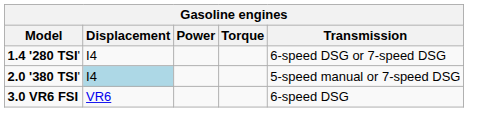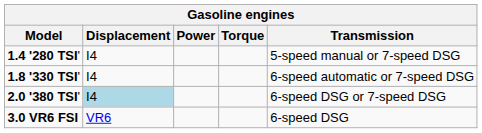(358, 56) 6-speed DSG or 7-speed DSG -> (365, 56) 5-speed manual or 7-speed DSG
+ row: (44, 77)
(365, 77) 5-speed manual or 7-speed DSG -> (358, 97) 6-speed DSG or 7-speed DSG
